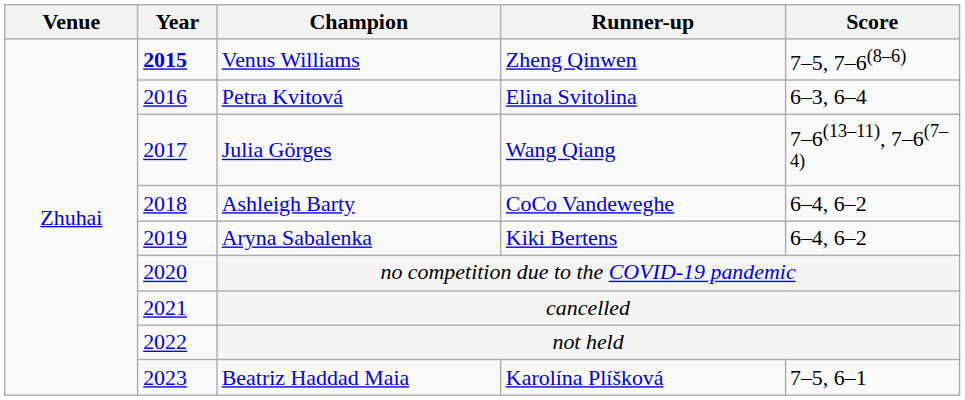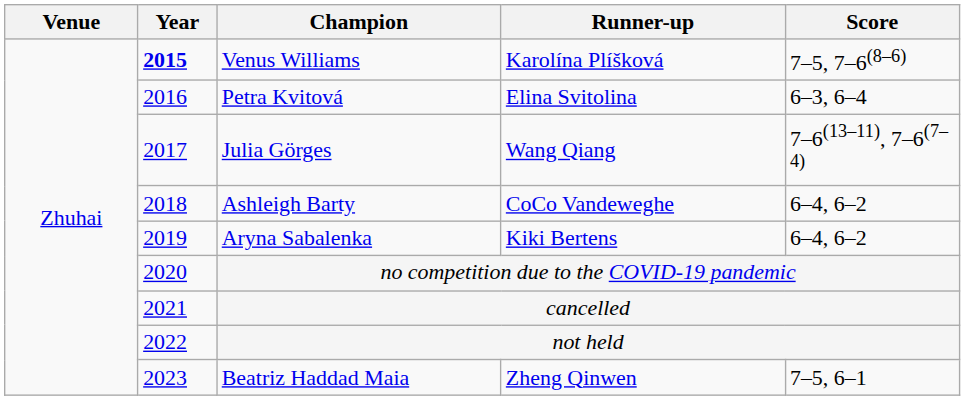(571, 59) Zheng Qinwen -> (585, 59) Karolína Plíšková
(585, 377) Karolína Plíšková -> (571, 377) Zheng Qinwen
